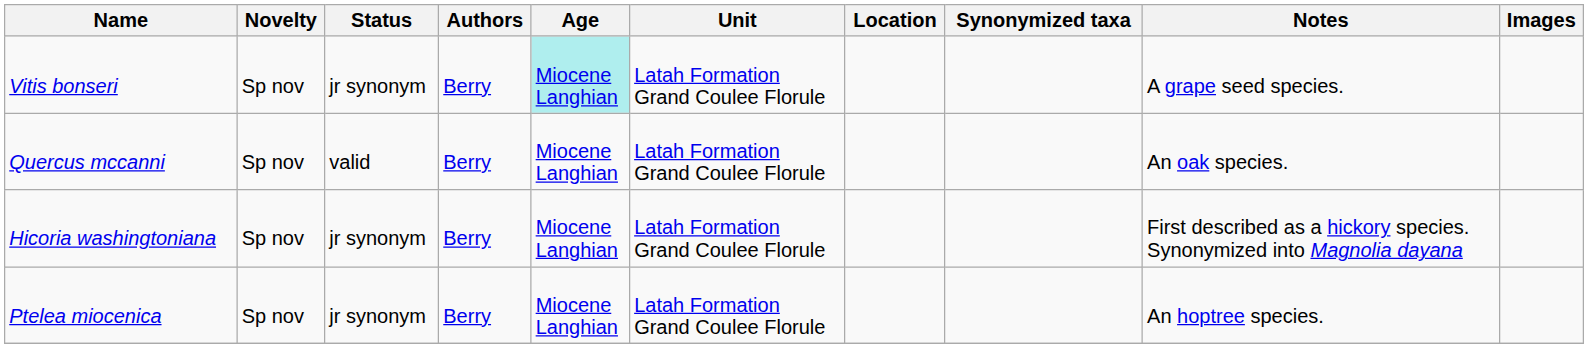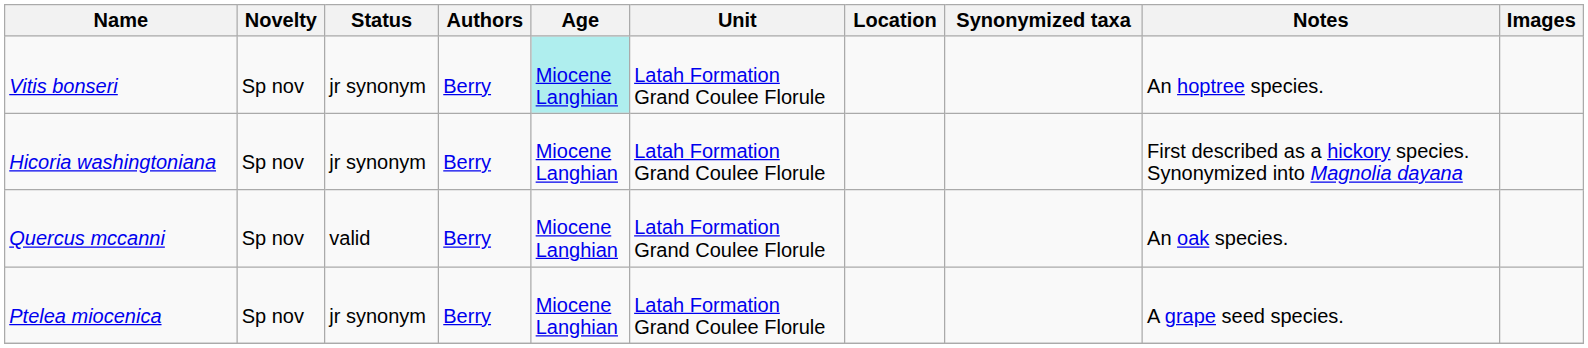(1245, 85) A grape seed species. -> (1235, 85) An hoptree species.
rows swapped: (113, 239) <-> (87, 162)
(1235, 315) An hoptree species. -> (1245, 315) A grape seed species.
